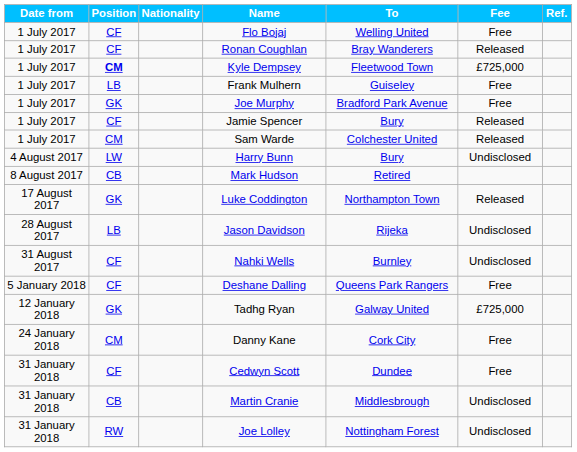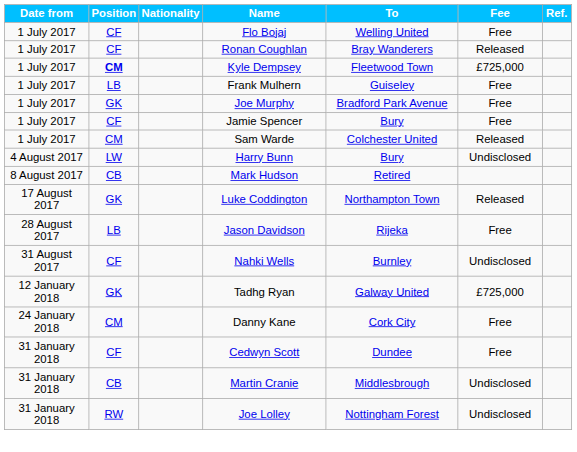(500, 122) Released -> (500, 122) Free
(500, 230) Undisclosed -> (500, 230) Free
- row: (264, 285)
